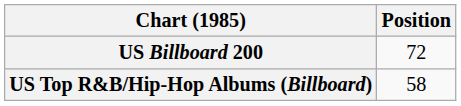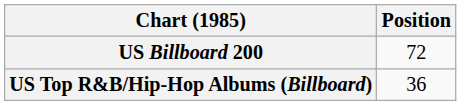(416, 84) 58 -> (416, 84) 36
